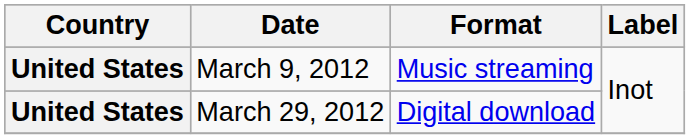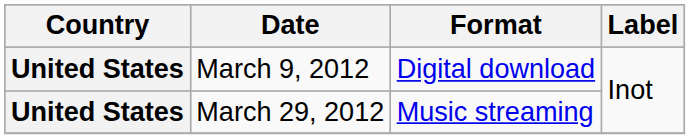(495, 68) Music streaming -> (496, 68) Digital download
(496, 111) Digital download -> (495, 111) Music streaming
